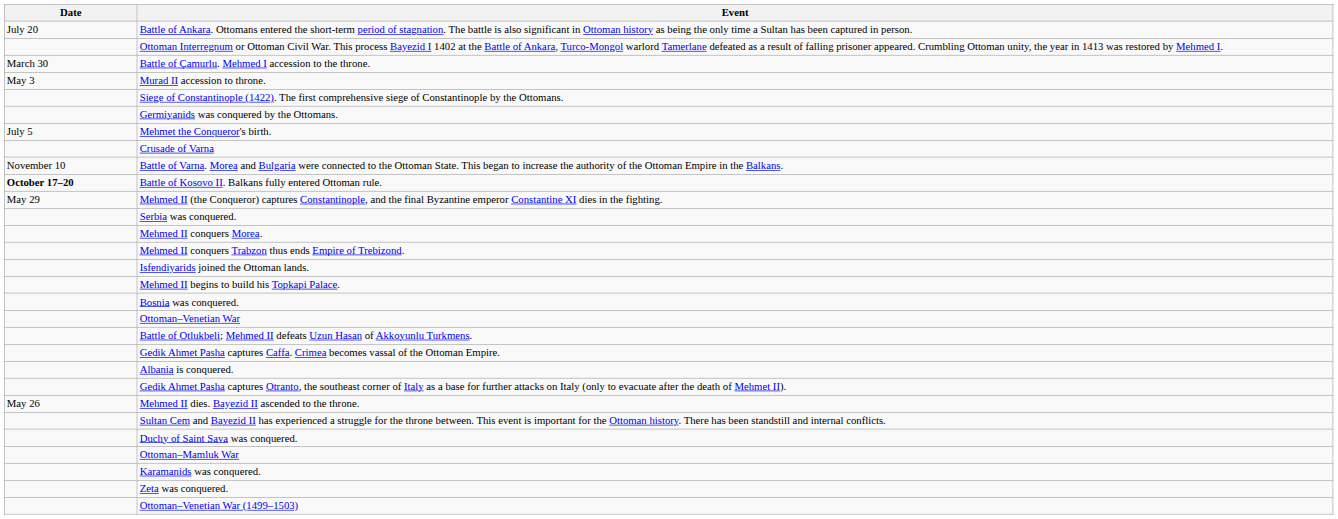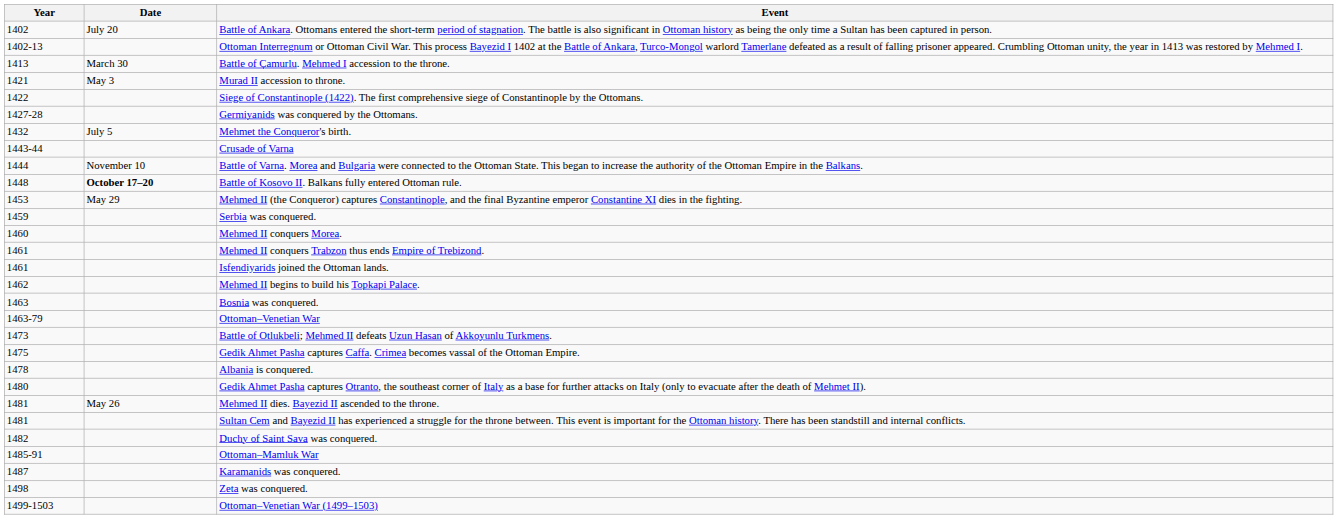+ column: (44, 13)
